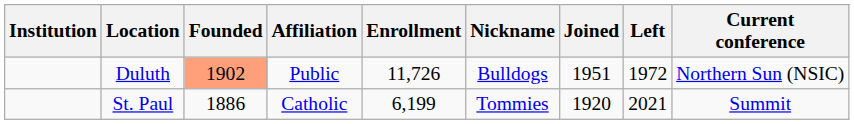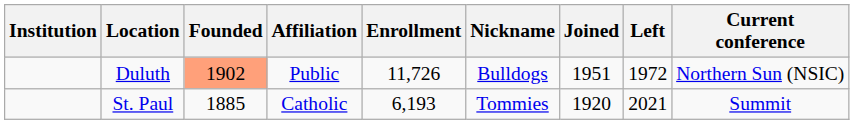(226, 103) 1886 -> (226, 103) 1885
(414, 103) 6,199 -> (414, 103) 6,193
